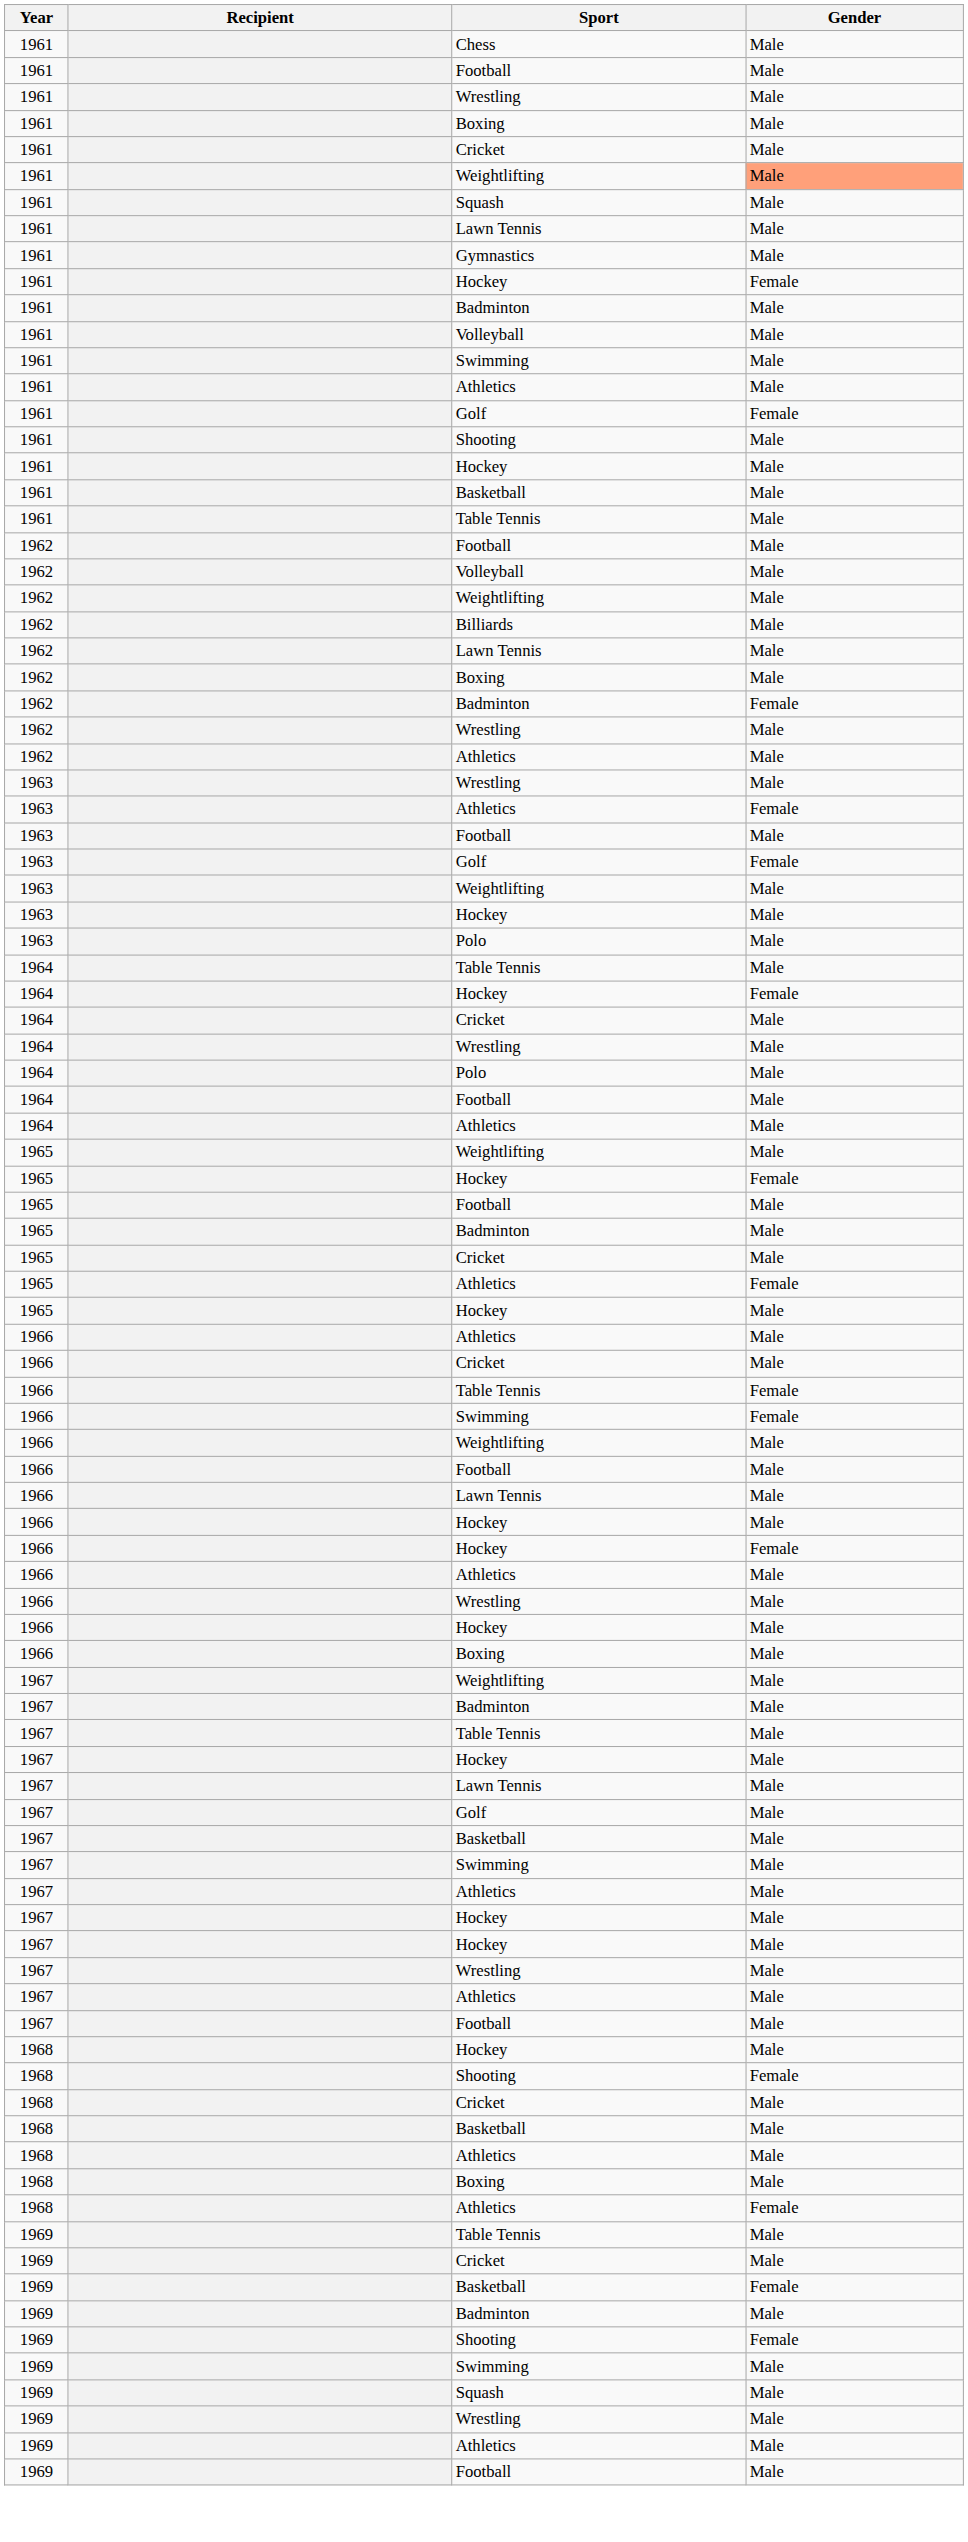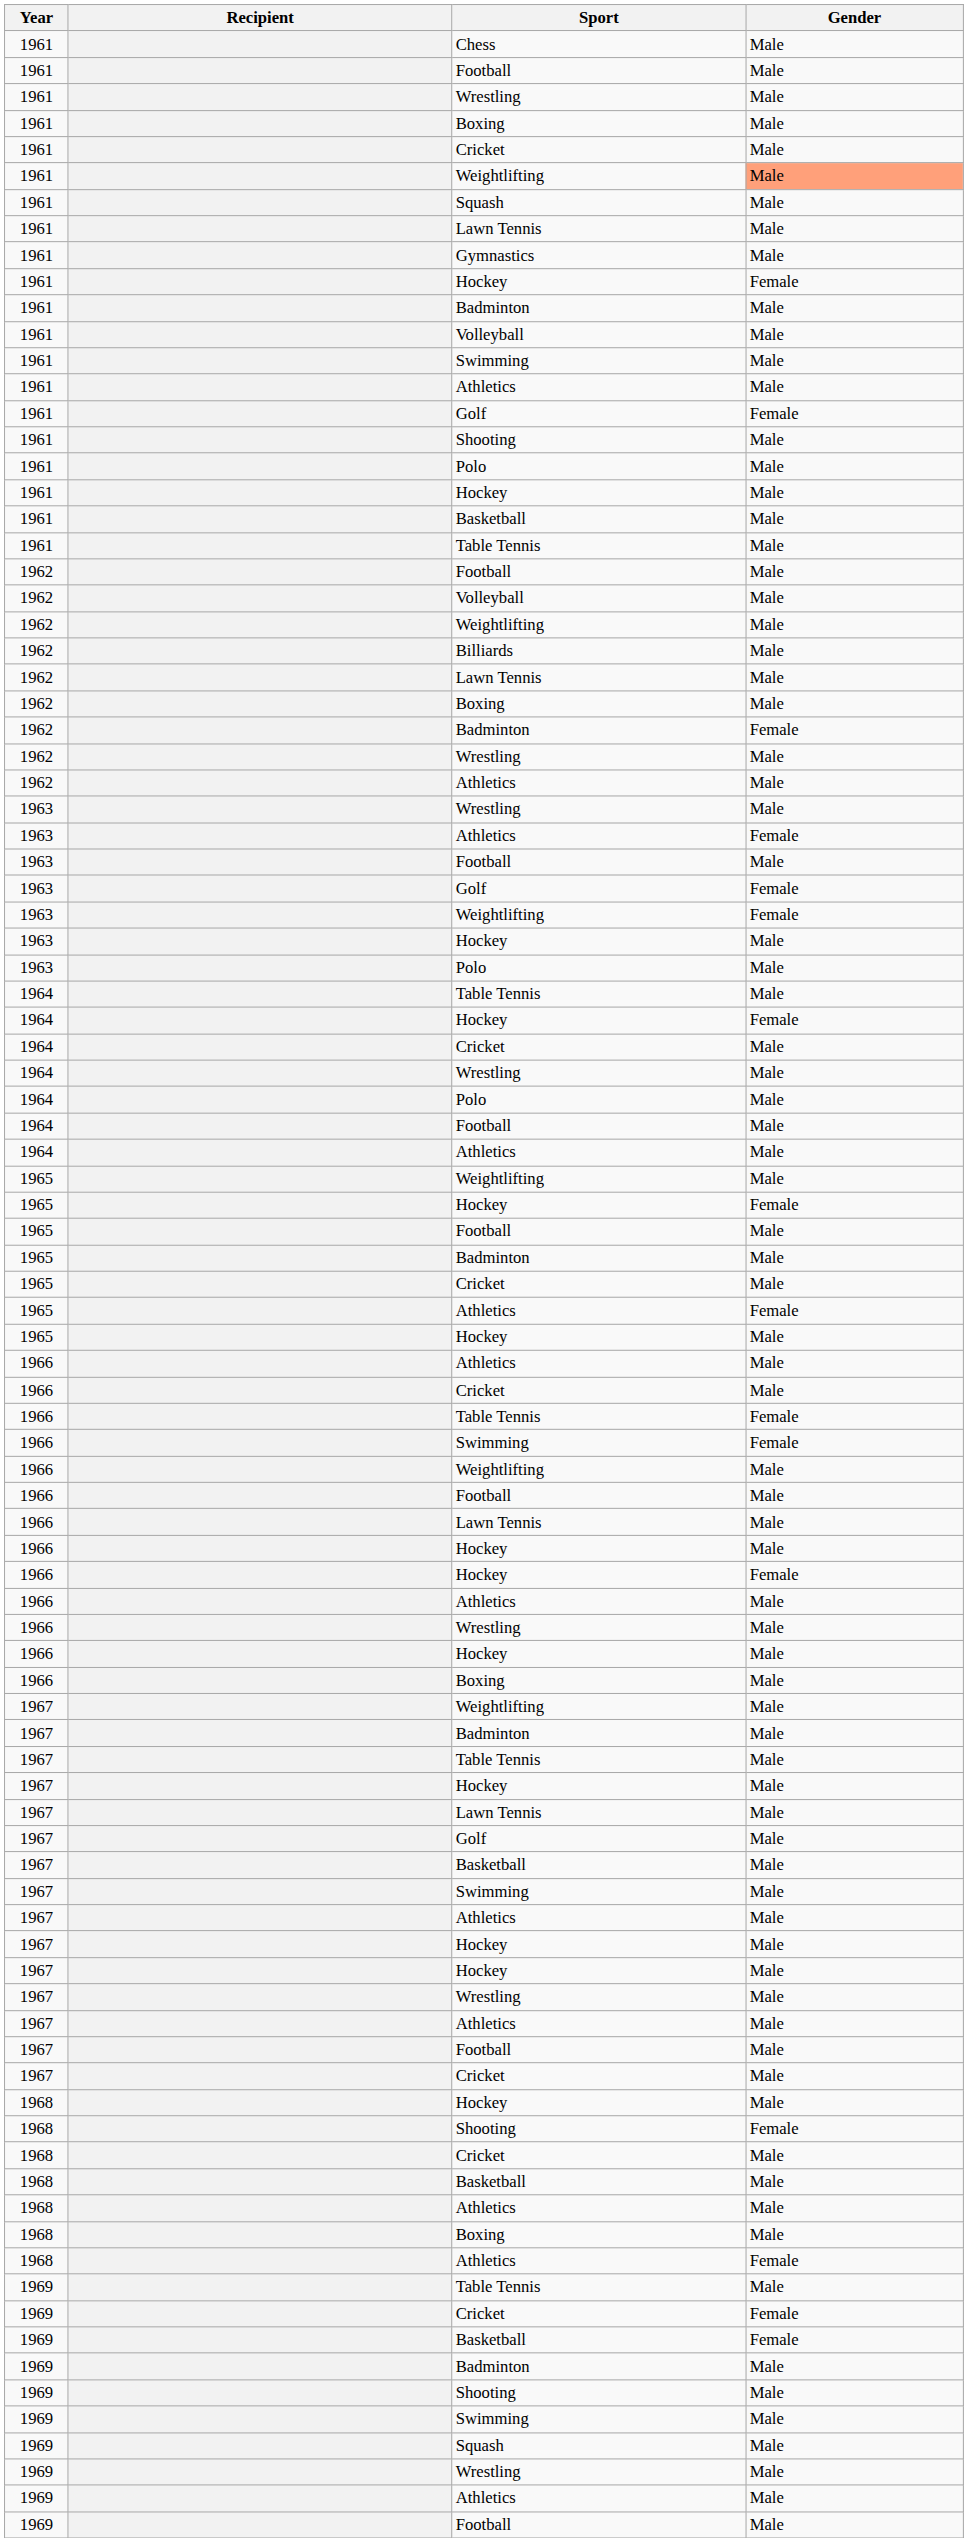+ row: (36, 466)
(767, 888) Male -> (774, 914) Female
+ row: (36, 2076)
(767, 2260) Male -> (774, 2313) Female
(774, 2340) Female -> (767, 2392) Male
